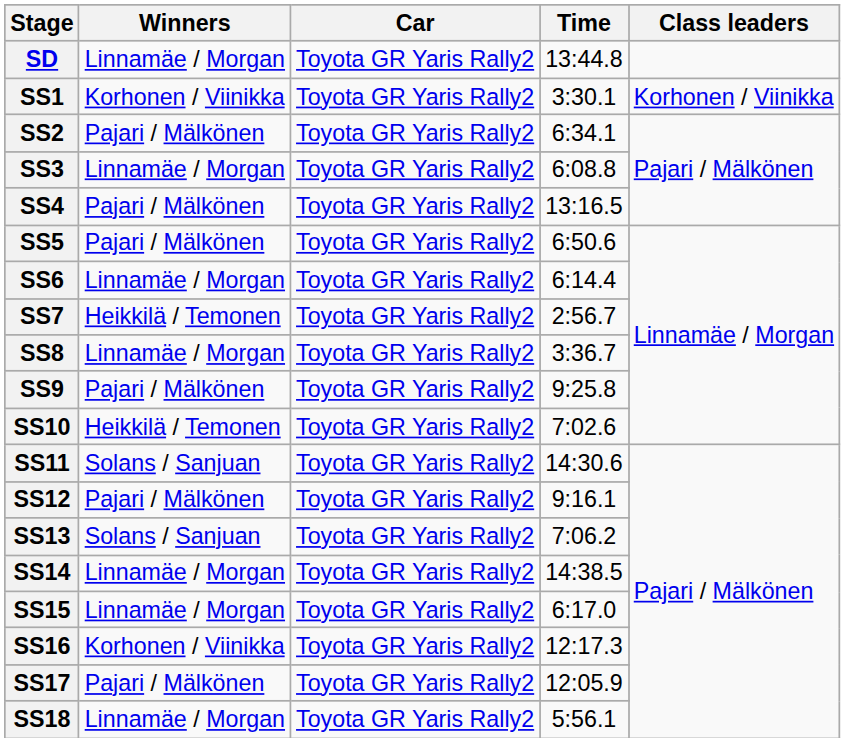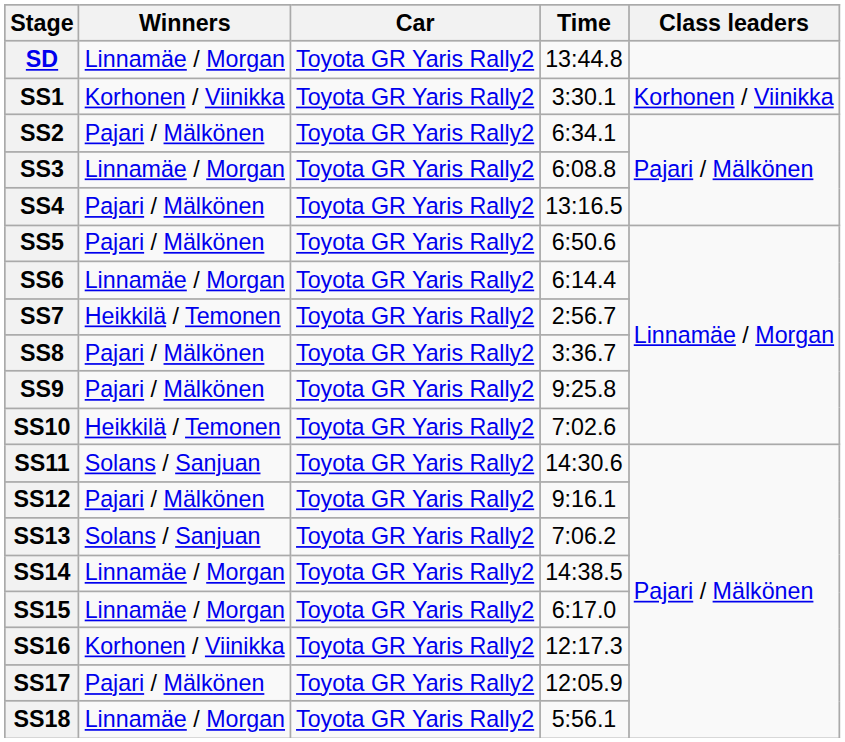(185, 353) Linnamäe / Morgan -> (175, 353) Pajari / Mälkönen
